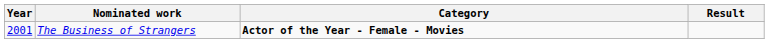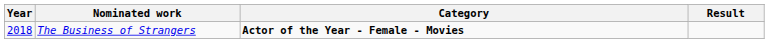(20, 30) 2001 -> (20, 30) 2018
